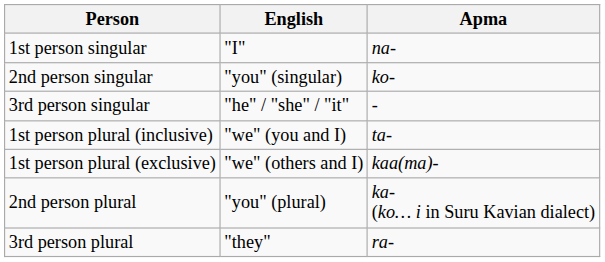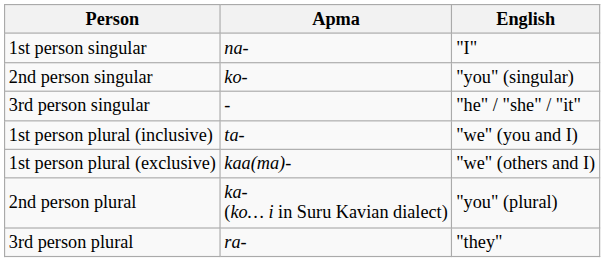columns swapped: (483, 18) <-> (294, 18)
